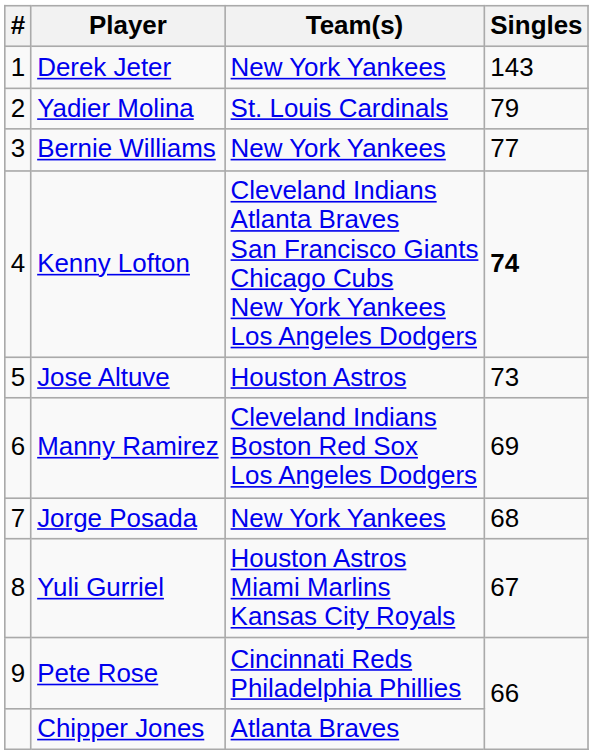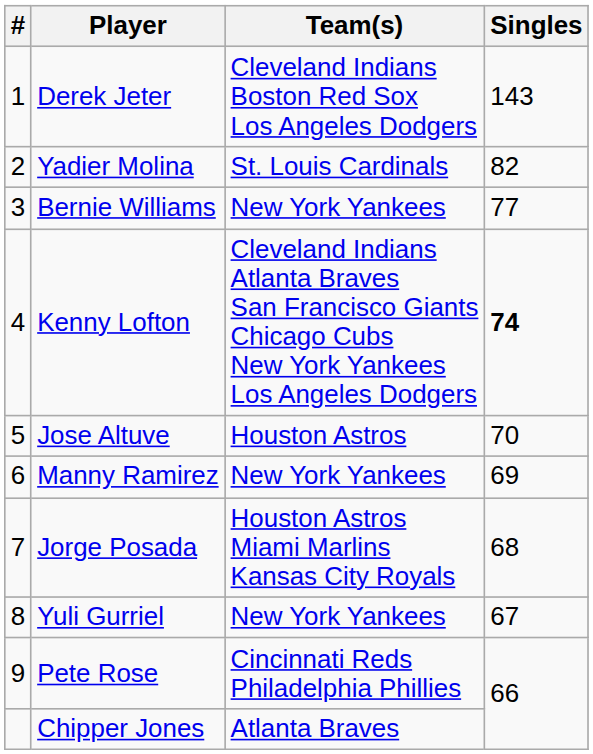(338, 67) New York Yankees -> (354, 96) Cleveland Indians Boston Red Sox Los Angeles Dodgers
(505, 108) 79 -> (505, 166) 82
(505, 377) 73 -> (505, 435) 70
(354, 447) Cleveland Indians Boston Red Sox Los Angeles Dodgers -> (338, 476) New York Yankees
(338, 517) New York Yankees -> (343, 547) Houston Astros Miami Marlins Kansas City Royals
(343, 588) Houston Astros Miami Marlins Kansas City Royals -> (338, 617) New York Yankees
